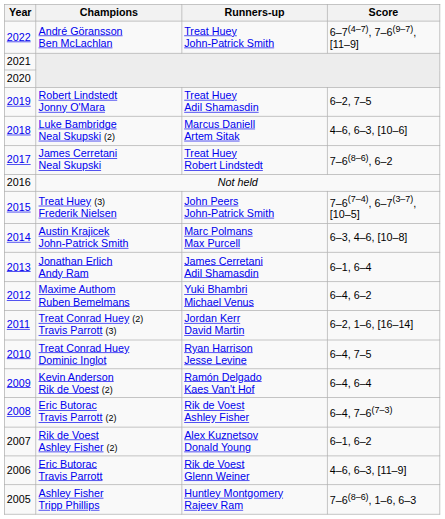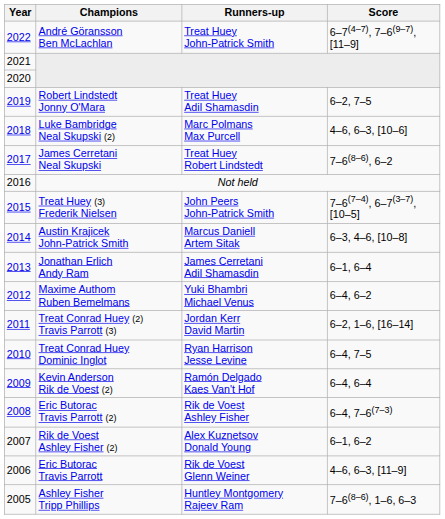(220, 131) Marcus Daniell Artem Sitak -> (218, 131) Marc Polmans Max Purcell
(218, 238) Marc Polmans Max Purcell -> (220, 238) Marcus Daniell Artem Sitak
